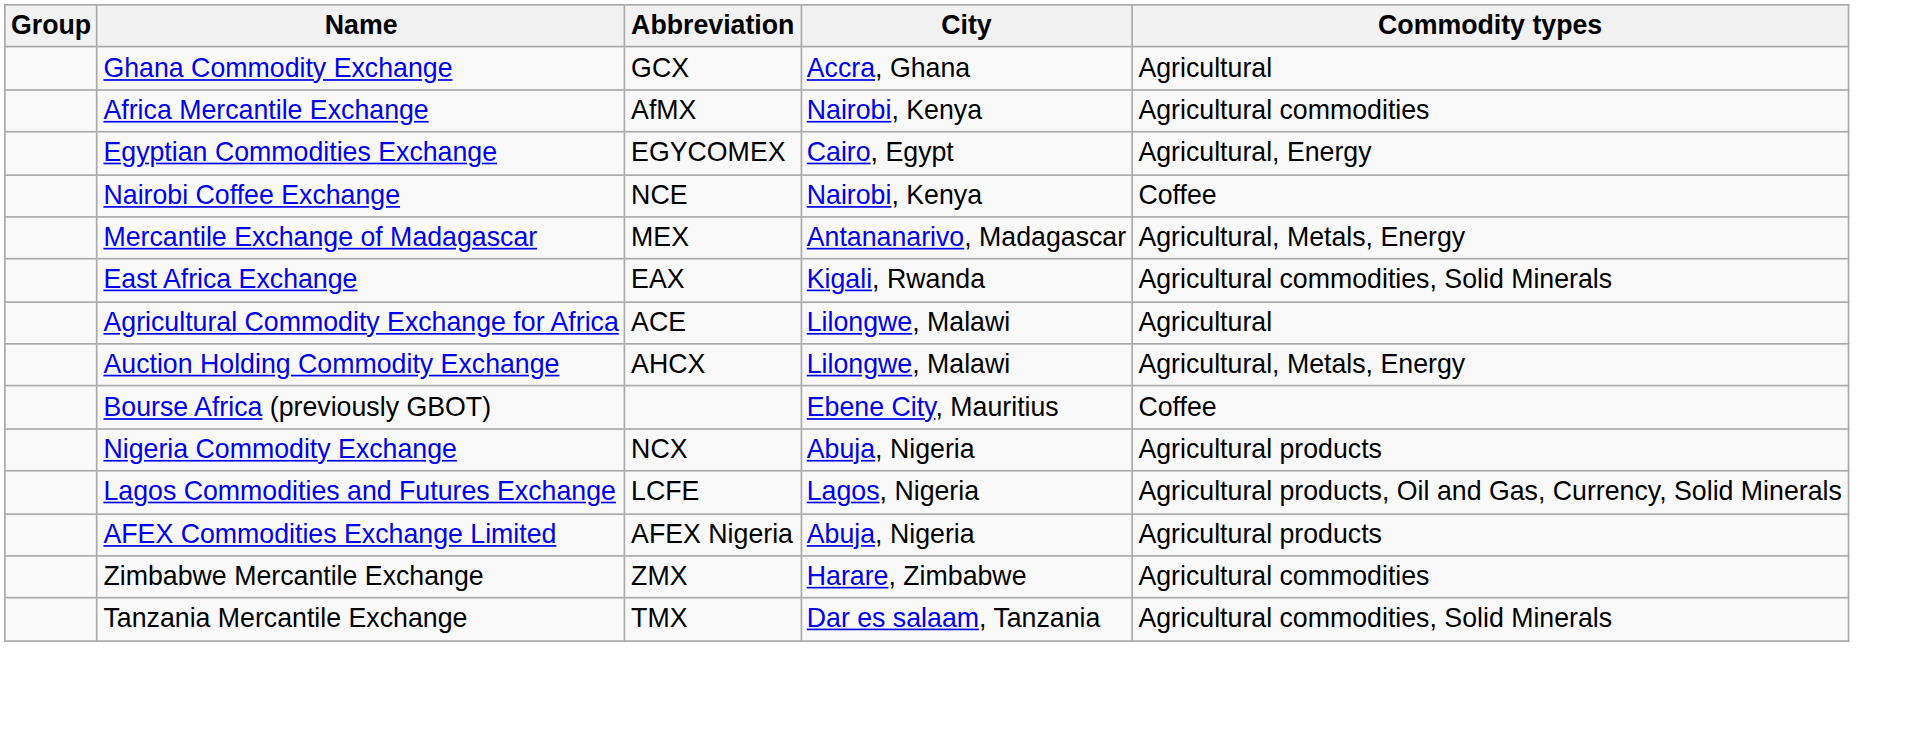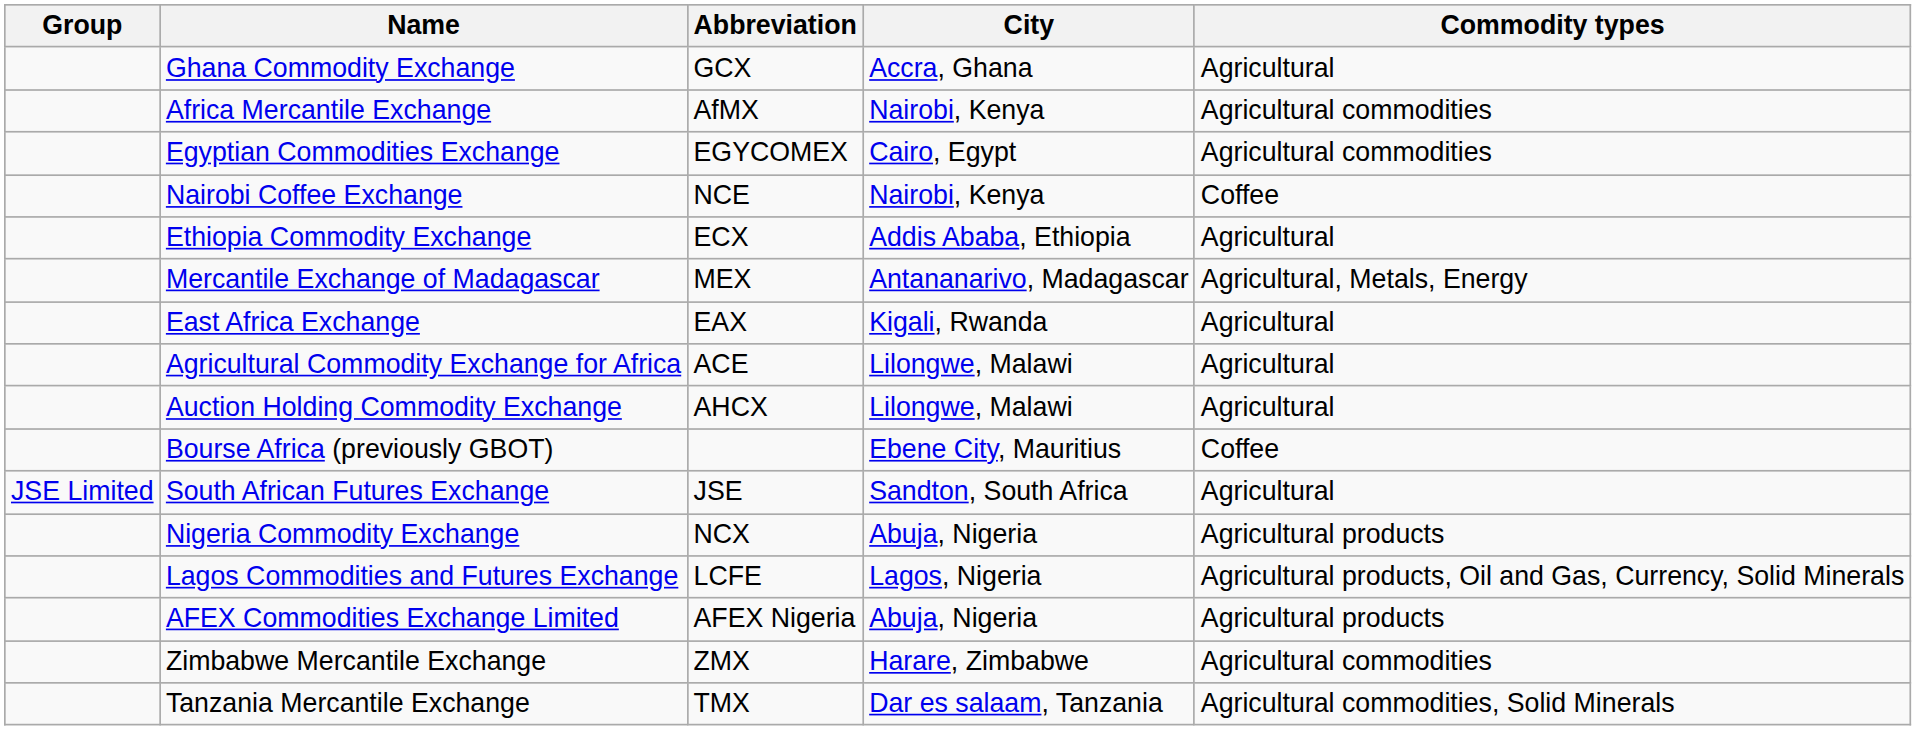(1255, 152) Agricultural, Energy -> (1346, 152) Agricultural commodities
+ row: (349, 237)
(1375, 279) Agricultural commodities, Solid Minerals -> (1268, 322) Agricultural
(1302, 364) Agricultural, Metals, Energy -> (1268, 407) Agricultural
+ row: (357, 491)
